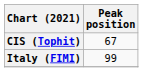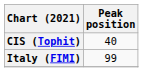(111, 41) 67 -> (111, 41) 40
